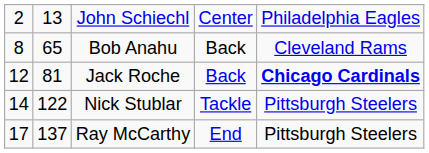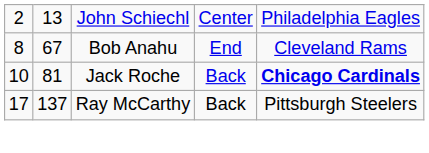(52, 47) 65 -> (52, 47) 67
(226, 47) Back -> (226, 47) End
(19, 76) 12 -> (19, 76) 10
- row: (133, 104)
(226, 133) End -> (226, 104) Back
